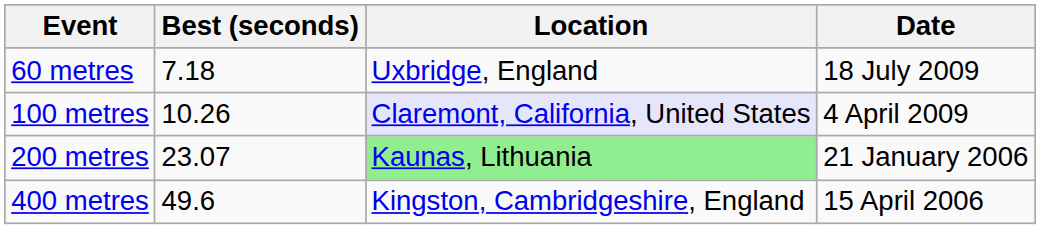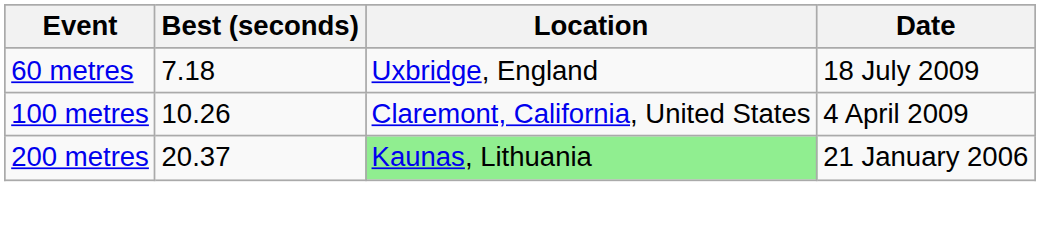(591, 113) lavender background -> (591, 113) no background
(196, 157) 23.07 -> (196, 157) 20.37
- row: (80, 200)
